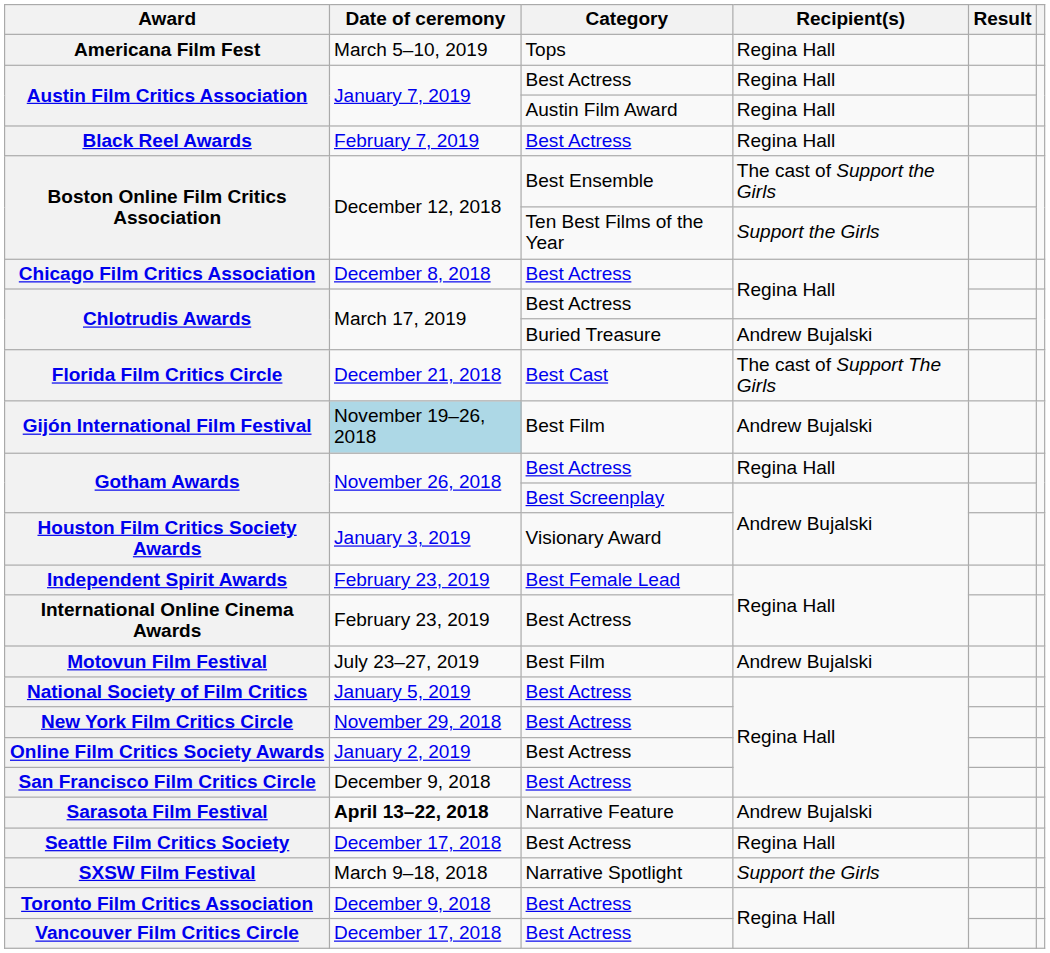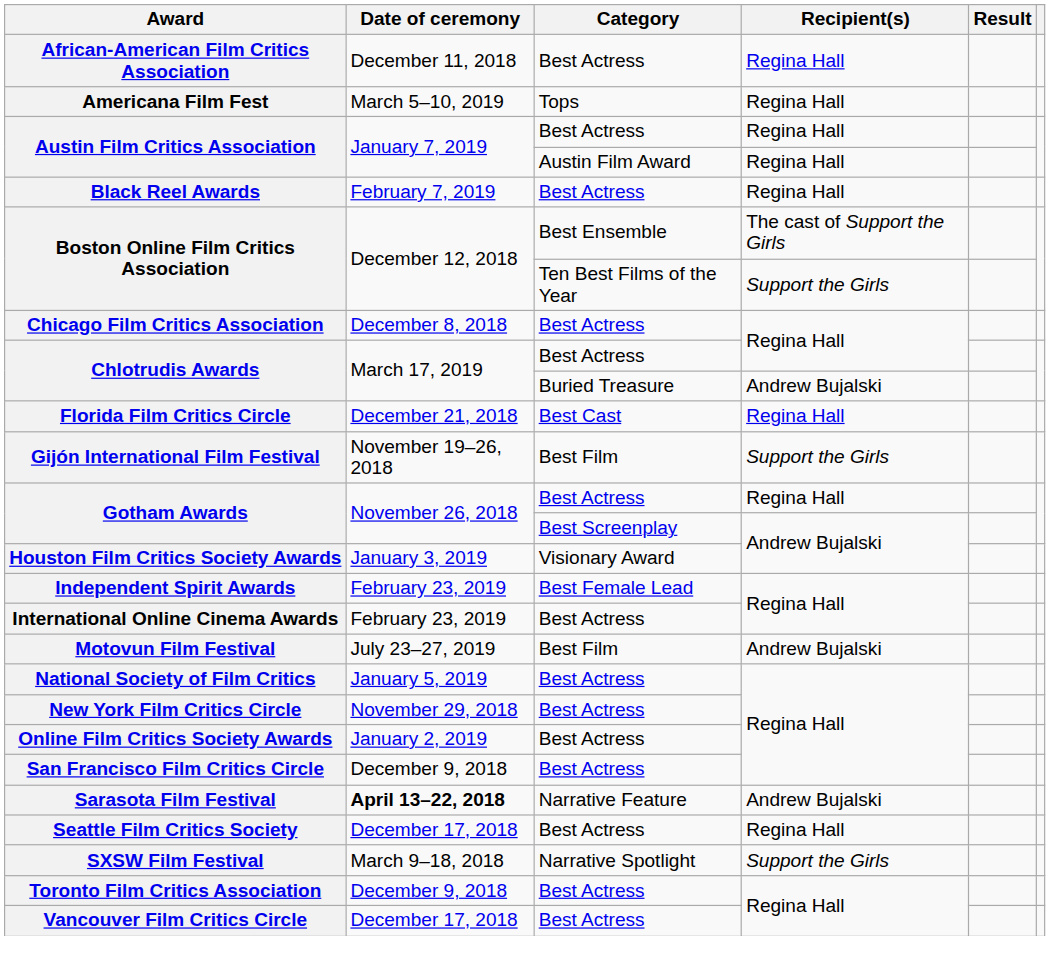+ row: (175, 60)
(839, 375) The cast of Support The Girls -> (795, 416) Regina Hall
(410, 426) lightblue background -> (426, 456) no background
(805, 426) Andrew Bujalski -> (818, 456) Support the Girls
